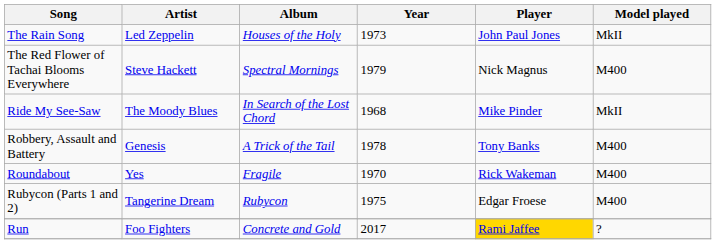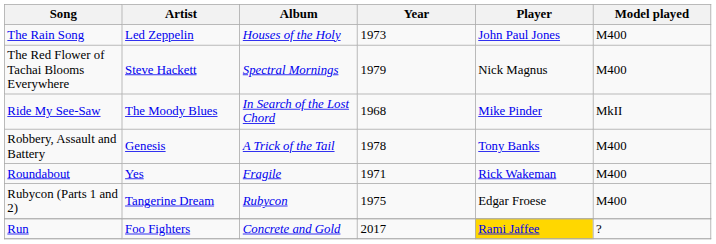(609, 34) MkII -> (611, 34) M400
(373, 173) 1970 -> (373, 173) 1971
